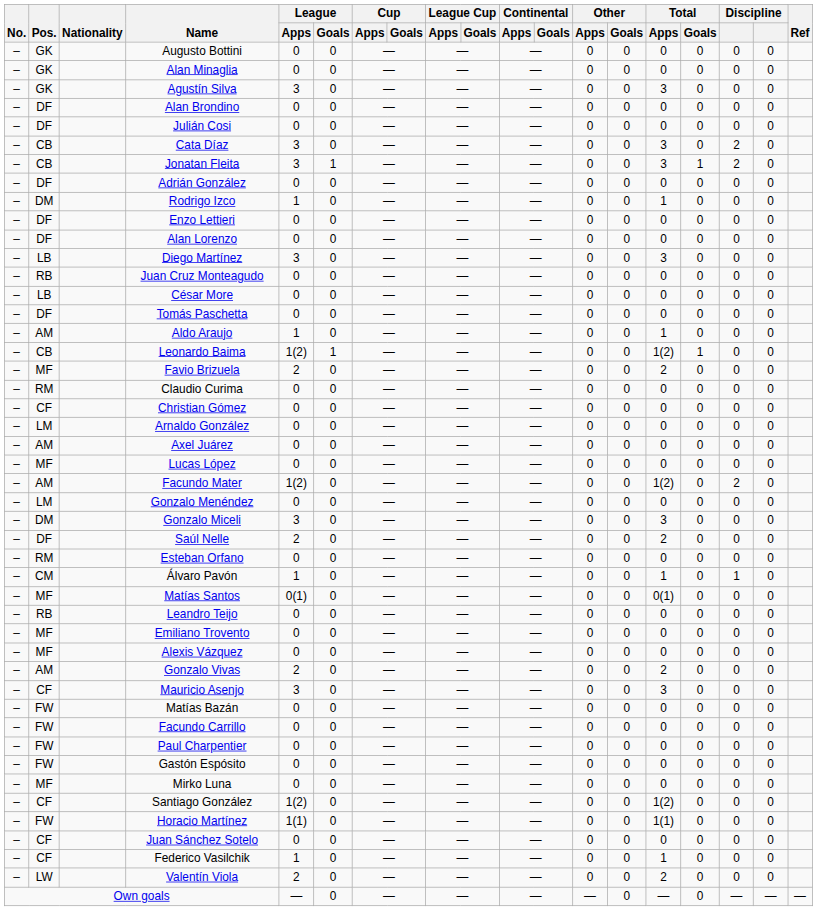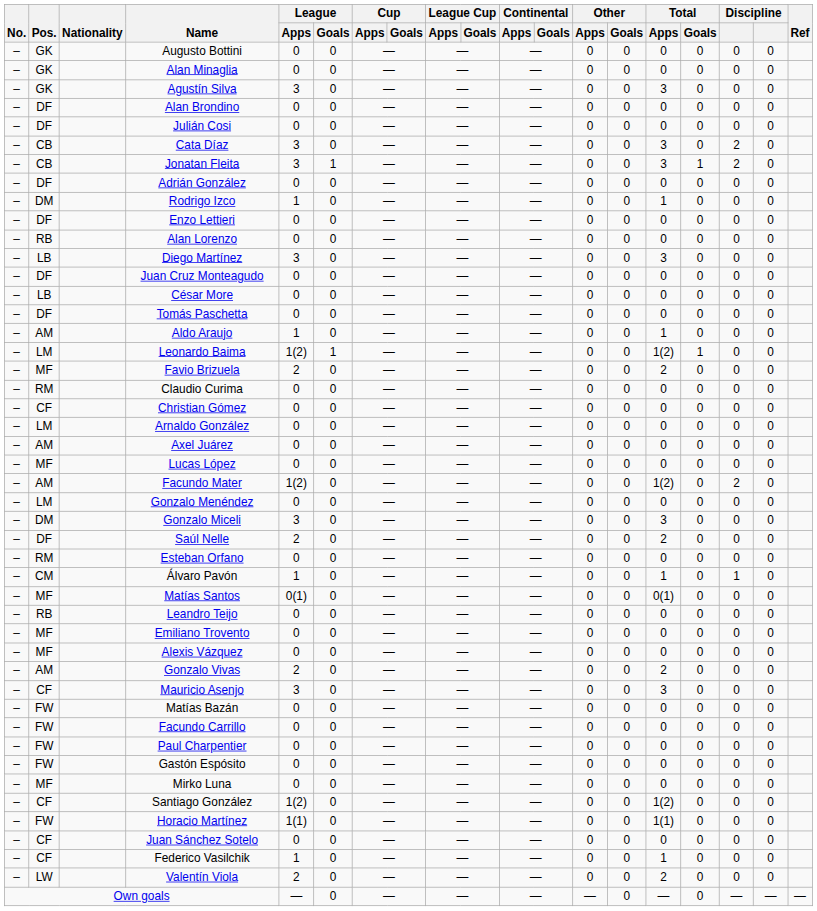(44, 239) DF -> (44, 239) RB
(44, 276) RB -> (44, 276) DF
(44, 351) CB -> (44, 351) LM
